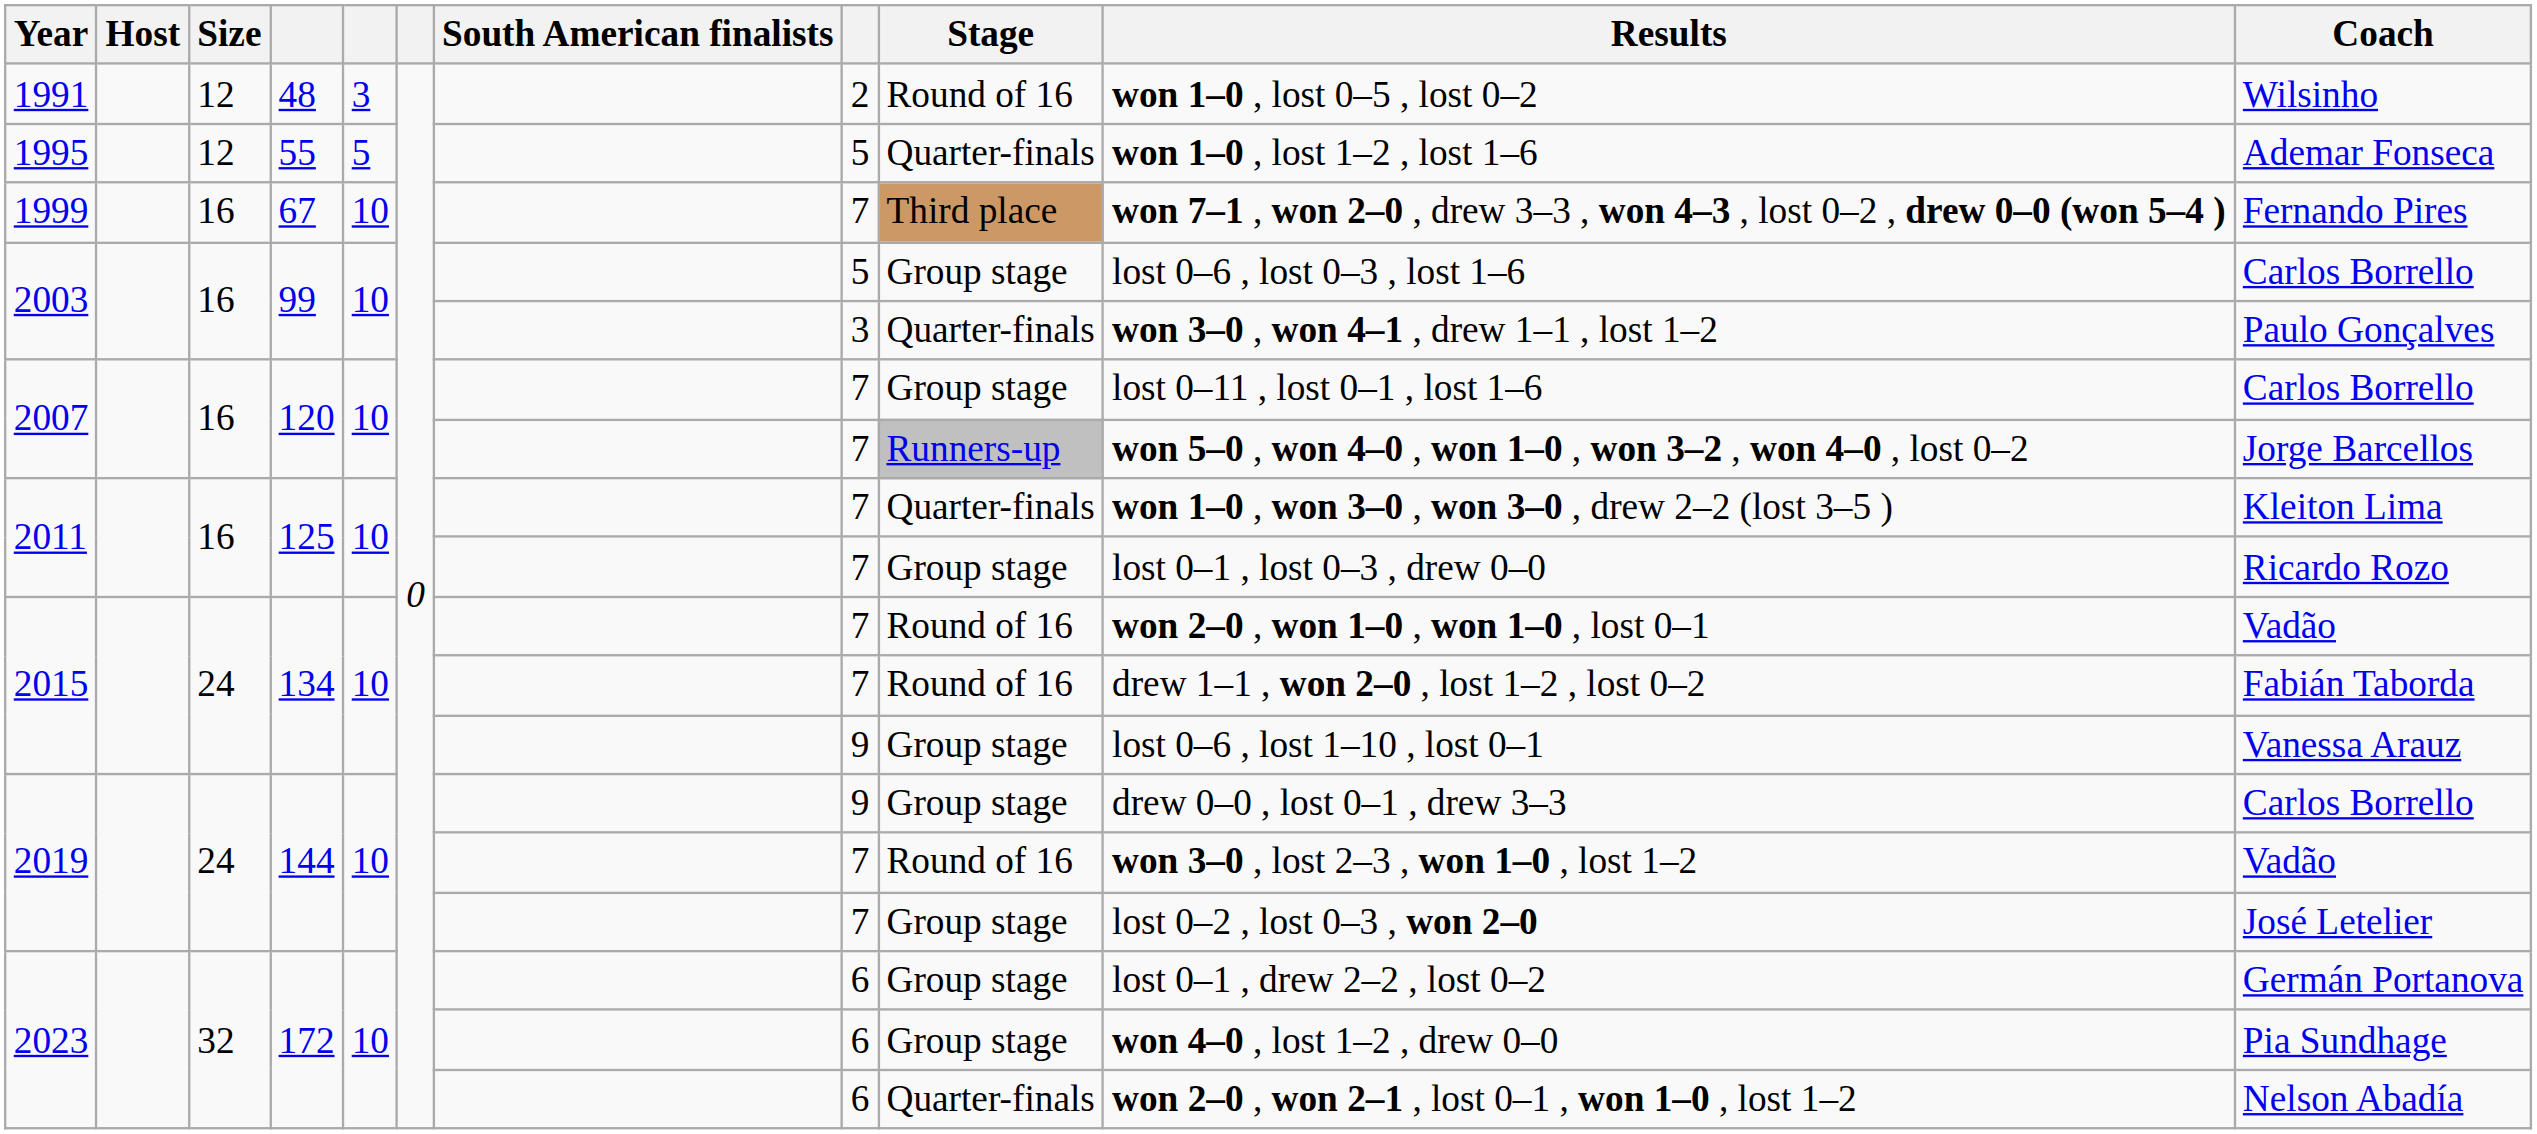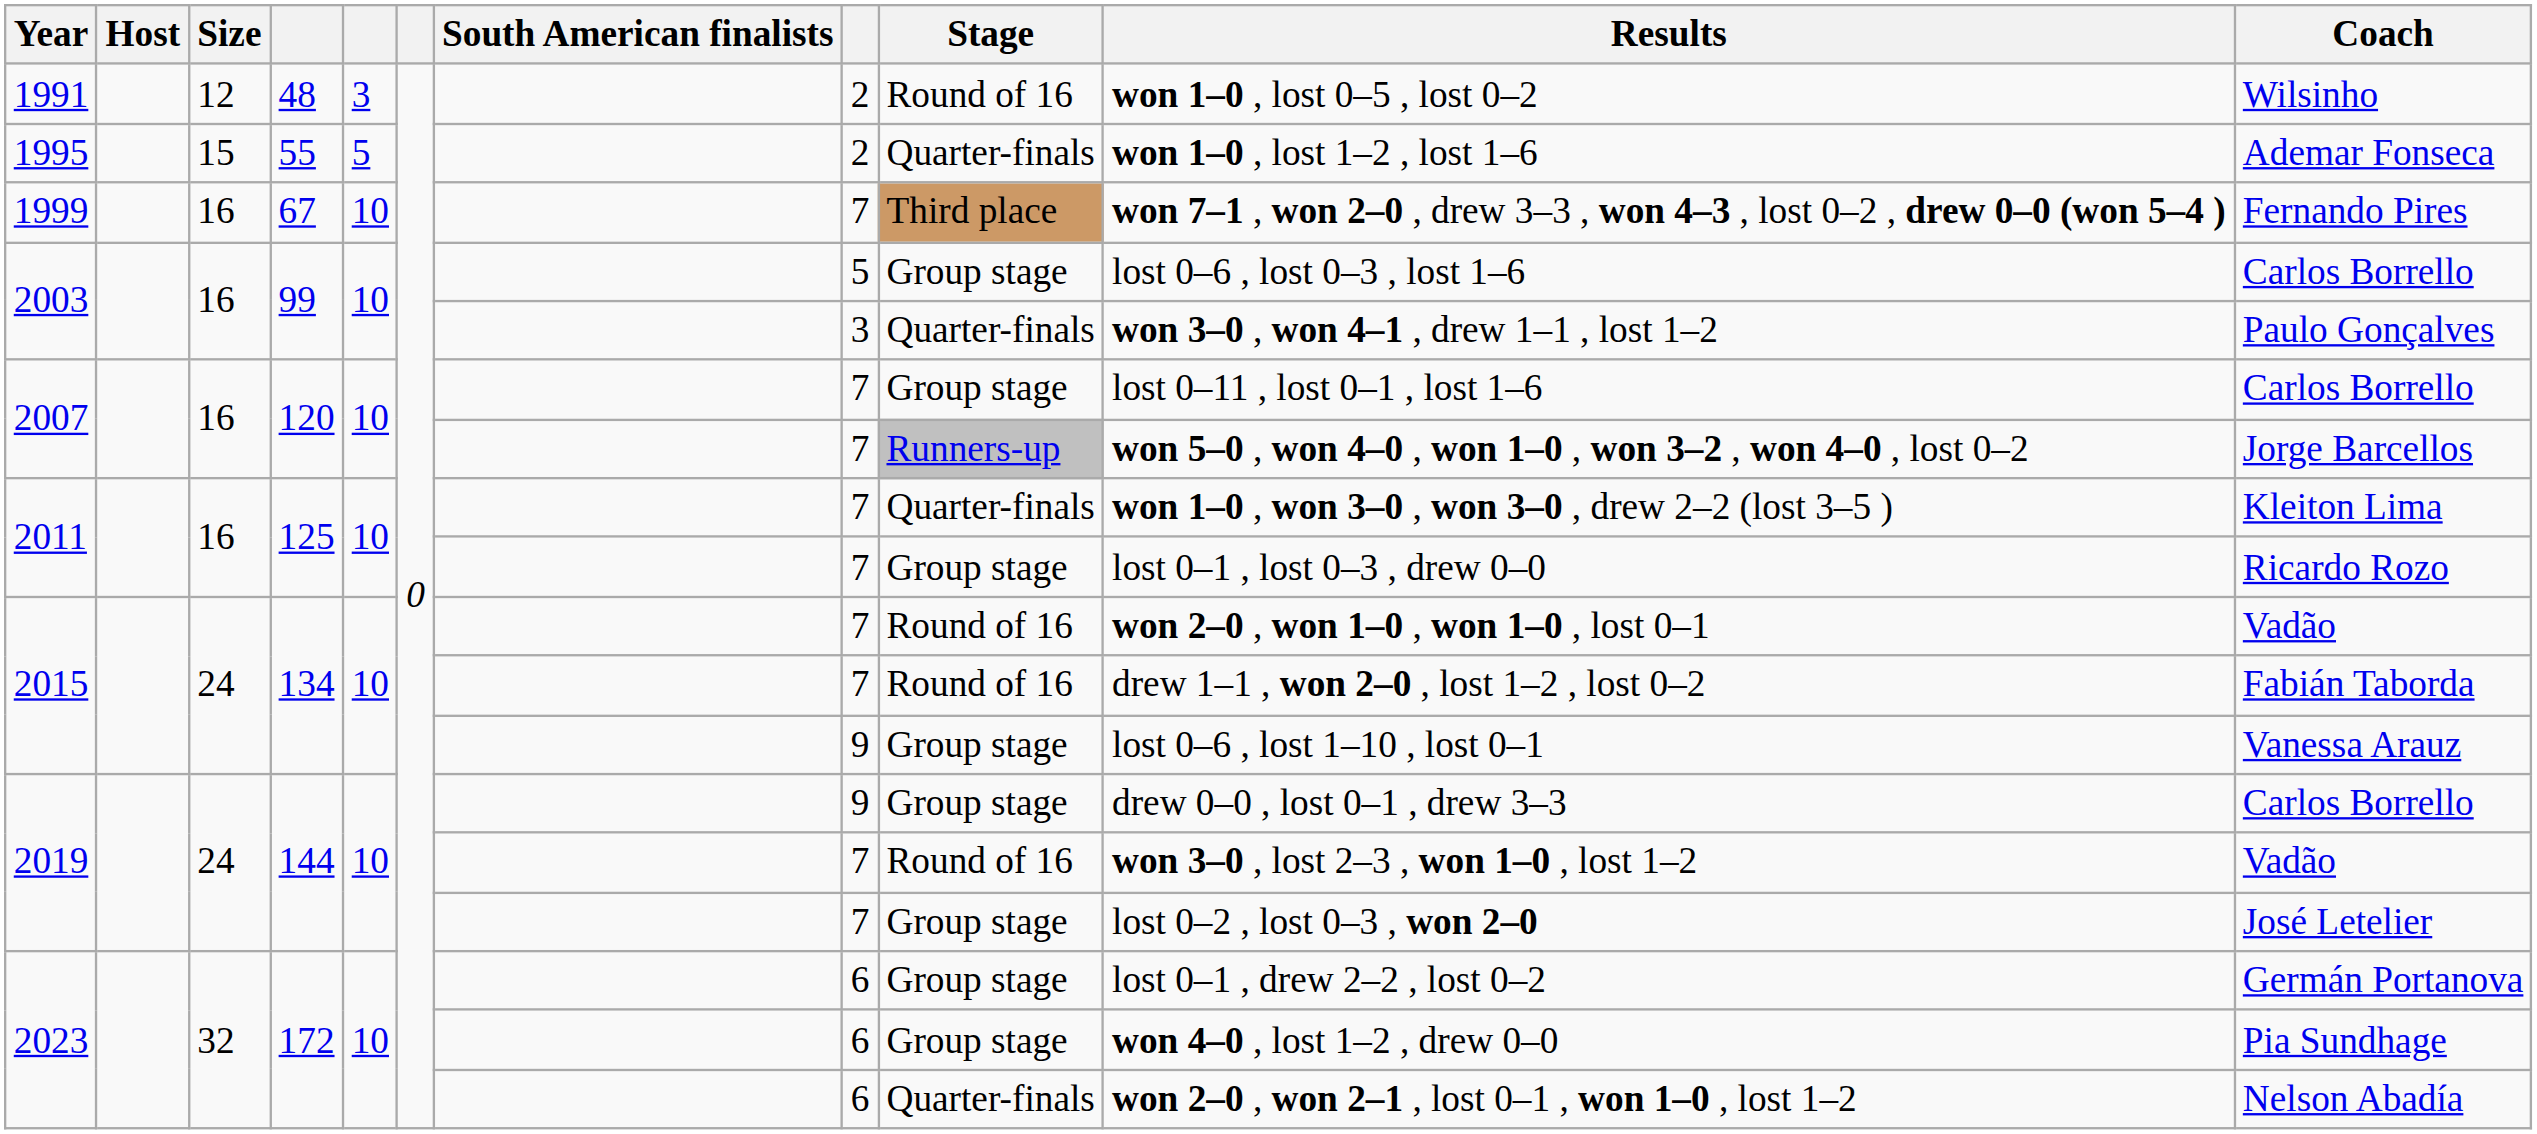(216, 152) 12 -> (216, 152) 15
(860, 152) 5 -> (860, 152) 2
